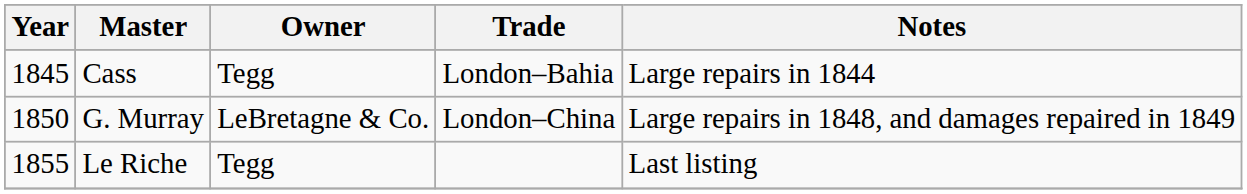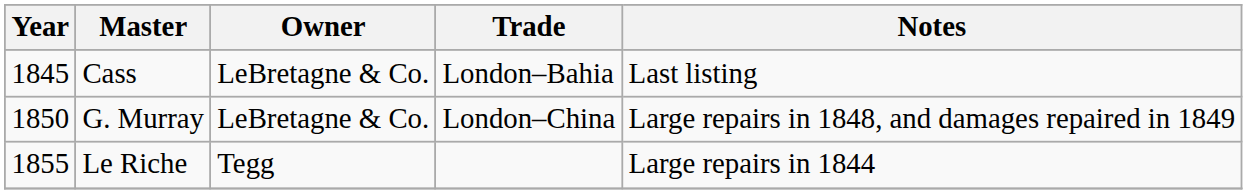(246, 73) Tegg -> (323, 73) LeBretagne & Co.
(752, 73) Large repairs in 1844 -> (693, 73) Last listing
(693, 164) Last listing -> (752, 164) Large repairs in 1844
